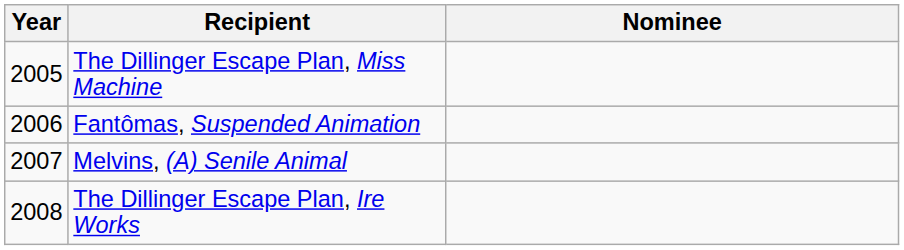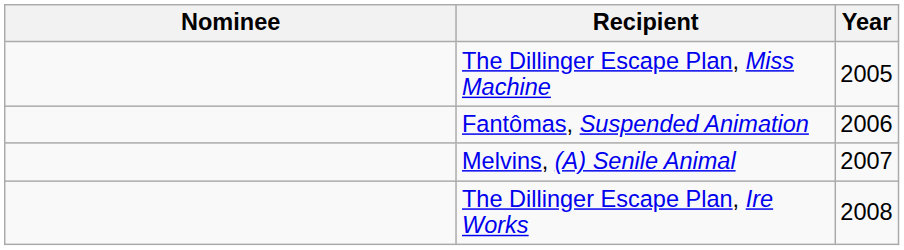columns swapped: (36, 23) <-> (672, 23)
